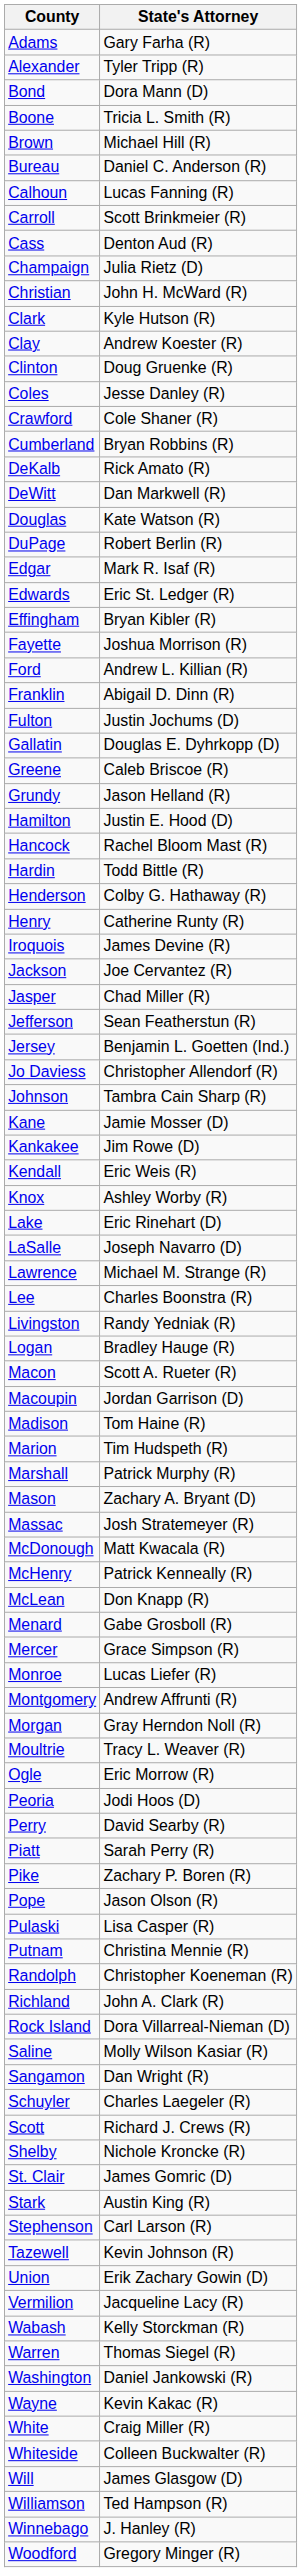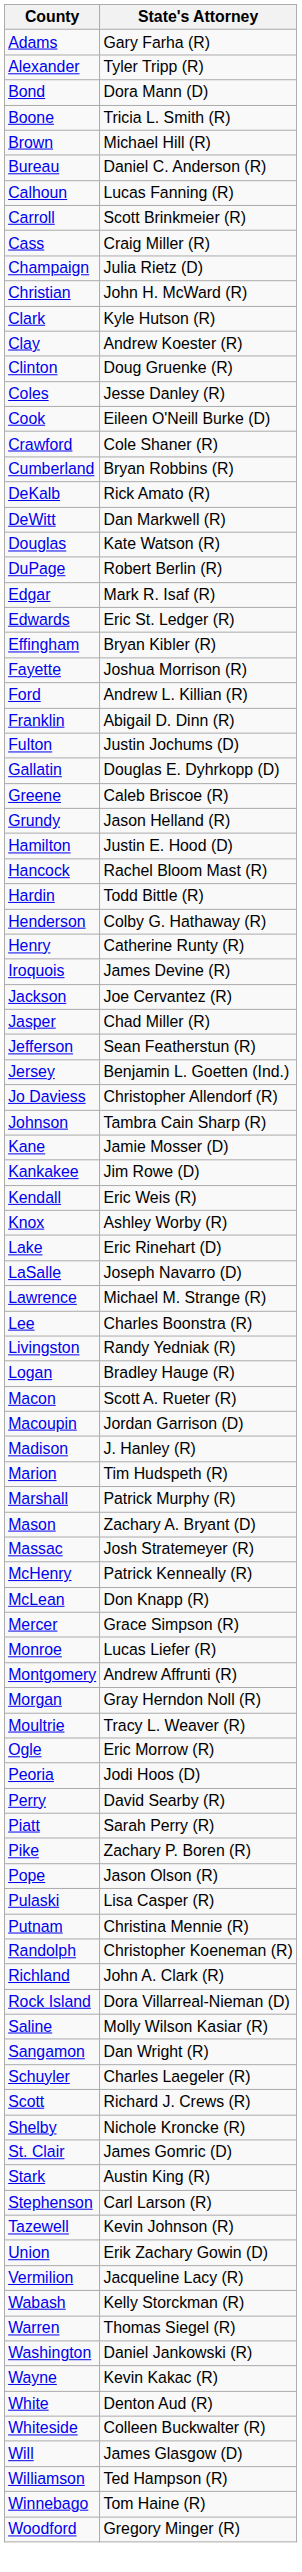(158, 243) Denton Aud (R) -> (157, 243) Craig Miller (R)
+ row: (27, 419)
(155, 1423) Tom Haine (R) -> (150, 1448) J. Hanley (R)
- row: (51, 1549)
- row: (35, 1624)
(157, 2428) Craig Miller (R) -> (158, 2403) Denton Aud (R)
(150, 2529) J. Hanley (R) -> (155, 2504) Tom Haine (R)
